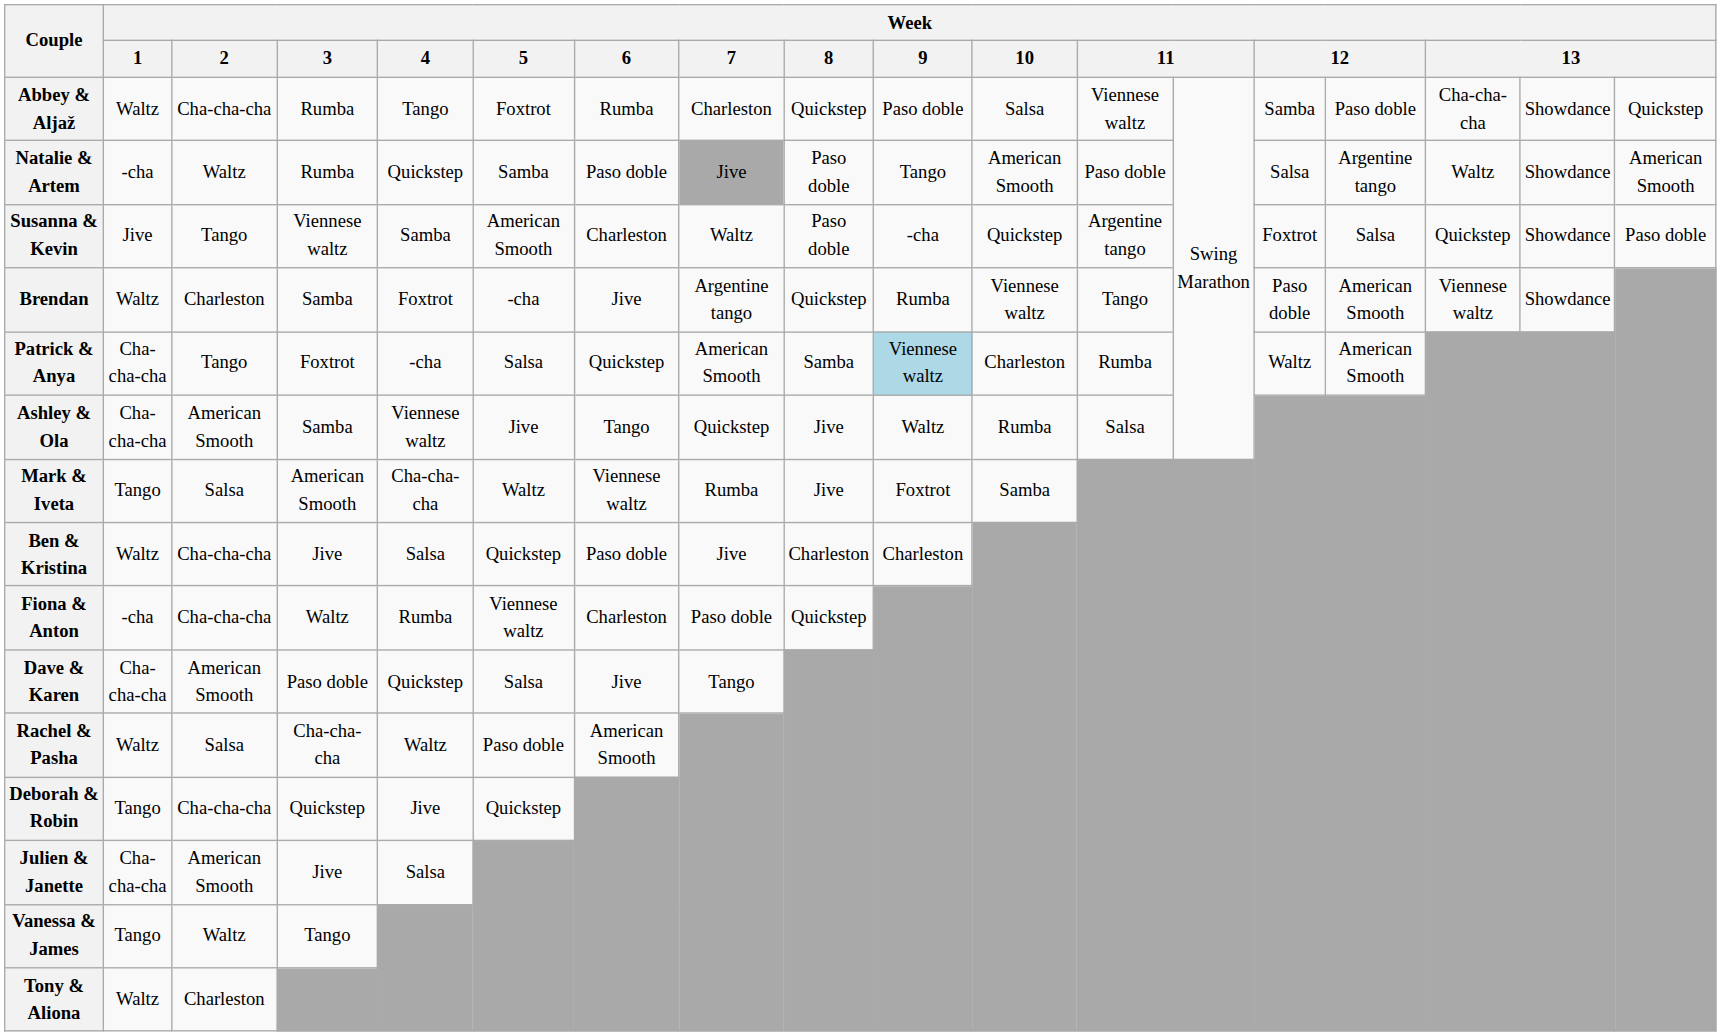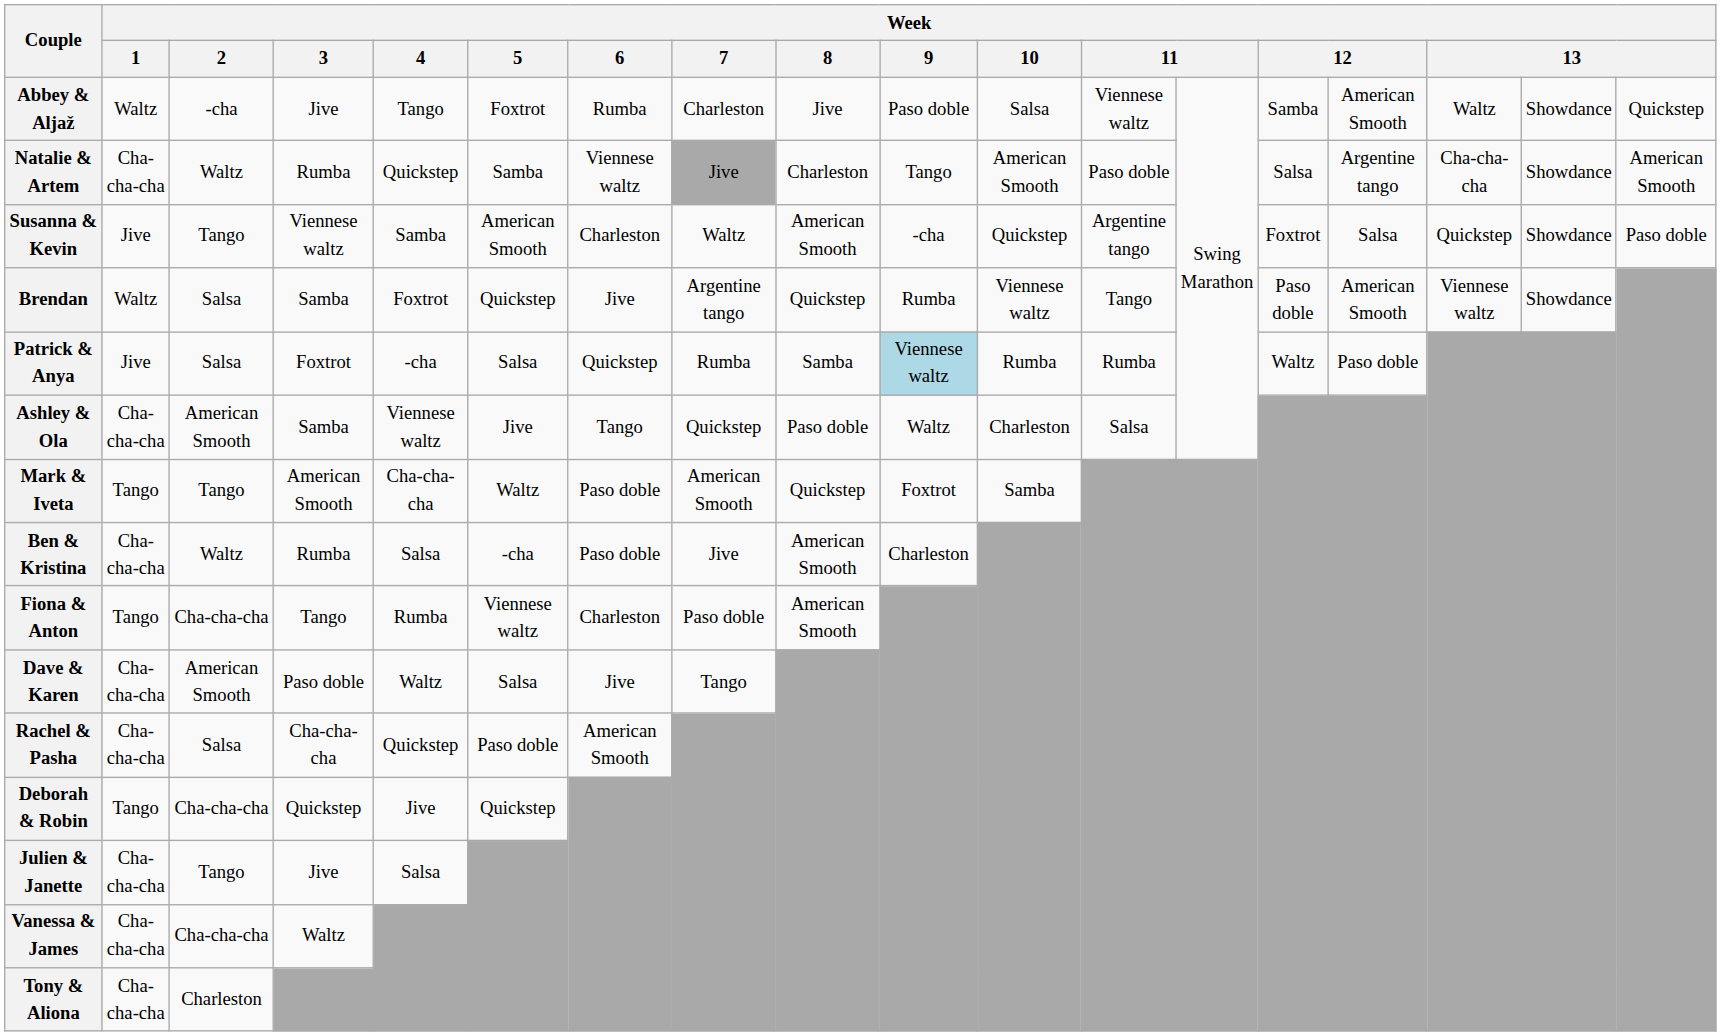(224, 108) Cha-cha-cha -> (221, 108) -cha
(327, 108) Rumba -> (324, 108) Jive
(829, 108) Quickstep -> (828, 108) Jive
(1375, 108) Paso doble -> (1378, 108) American Smooth
(1473, 108) Cha-cha-cha -> (1474, 108) Waltz
(138, 171) -cha -> (136, 171) Cha-cha-cha
(627, 171) Paso doble -> (620, 171) Viennese waltz
(829, 171) Paso doble -> (828, 171) Charleston
(1473, 171) Waltz -> (1474, 171) Cha-cha-cha
(829, 235) Paso doble -> (828, 235) American Smooth
(224, 299) Charleston -> (221, 299) Salsa
(523, 299) -cha -> (518, 299) Quickstep
(138, 362) Cha-cha-cha -> (136, 362) Jive
(224, 362) Tango -> (221, 362) Salsa
(731, 362) American Smooth -> (724, 362) Rumba
(1025, 362) Charleston -> (1030, 362) Rumba
(1375, 362) American Smooth -> (1378, 362) Paso doble
(829, 426) Jive -> (828, 426) Paso doble
(1025, 426) Rumba -> (1030, 426) Charleston
(224, 490) Salsa -> (221, 490) Tango
(627, 490) Viennese waltz -> (620, 490) Paso doble
(731, 490) Rumba -> (724, 490) American Smooth
(829, 490) Jive -> (828, 490) Quickstep
(138, 553) Waltz -> (136, 553) Cha-cha-cha
(224, 553) Cha-cha-cha -> (221, 553) Waltz
(327, 553) Jive -> (324, 553) Rumba
(523, 553) Quickstep -> (518, 553) -cha
(829, 553) Charleston -> (828, 553) American Smooth
(138, 617) -cha -> (136, 617) Tango
(327, 617) Waltz -> (324, 617) Tango
(829, 617) Quickstep -> (828, 617) American Smooth
(425, 680) Quickstep -> (421, 680) Waltz
(138, 744) Waltz -> (136, 744) Cha-cha-cha
(425, 744) Waltz -> (421, 744) Quickstep
(224, 871) American Smooth -> (221, 871) Tango
(138, 935) Tango -> (136, 935) Cha-cha-cha
(224, 935) Waltz -> (221, 935) Cha-cha-cha
(327, 935) Tango -> (324, 935) Waltz
(138, 999) Waltz -> (136, 999) Cha-cha-cha
